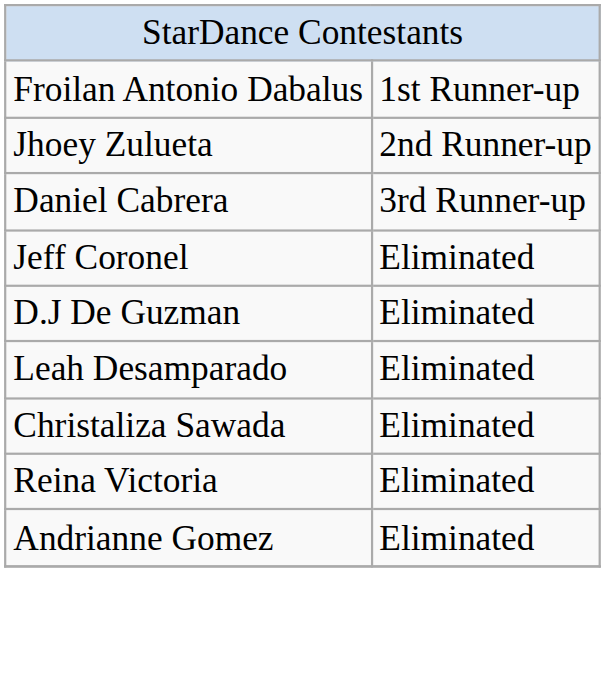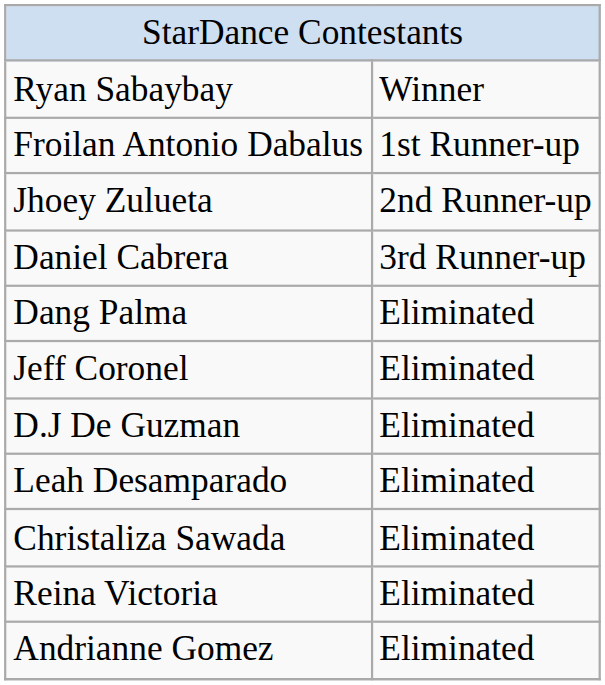+ row: (123, 88)
+ row: (100, 312)
